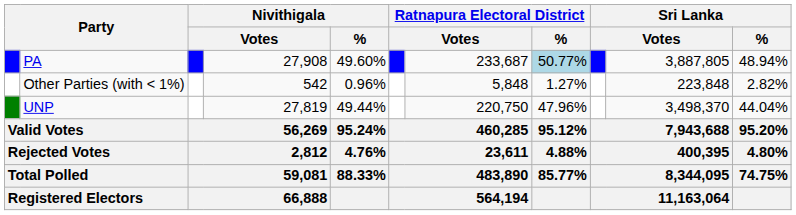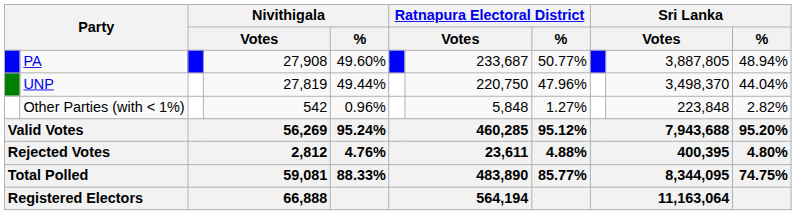(562, 61) lightblue background -> (562, 61) no background
rows swapped: (39, 107) <-> (104, 84)
